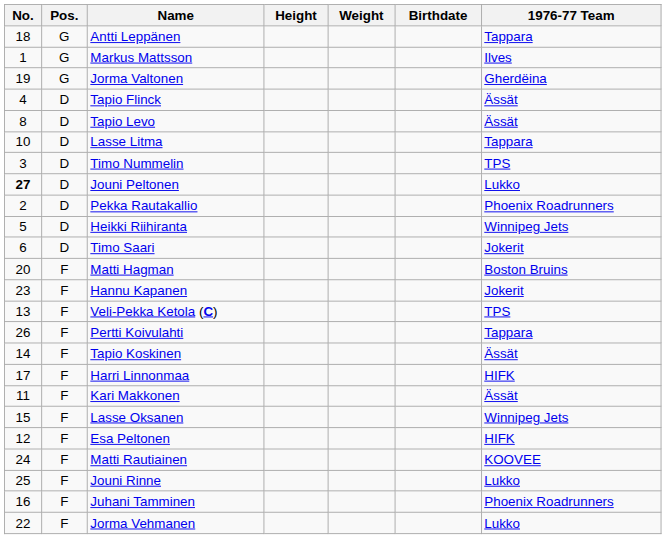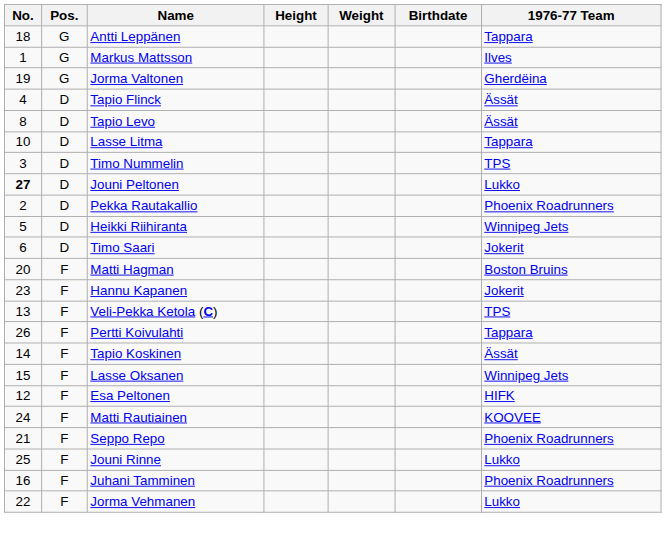- row: (140, 375)
- row: (135, 396)
+ row: (128, 439)
